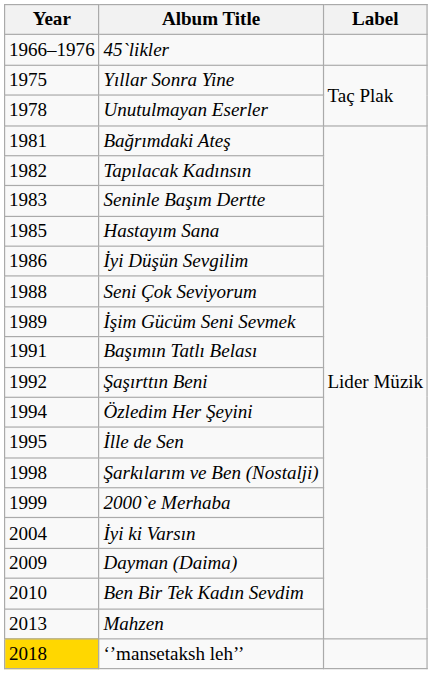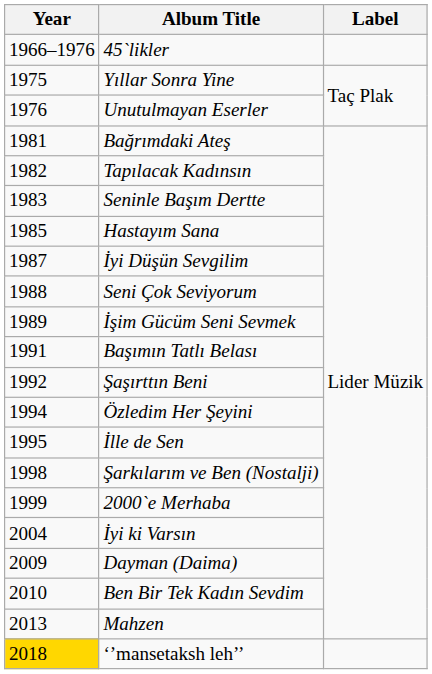(28, 110) 1978 -> (28, 110) 1976
(28, 261) 1986 -> (28, 261) 1987
